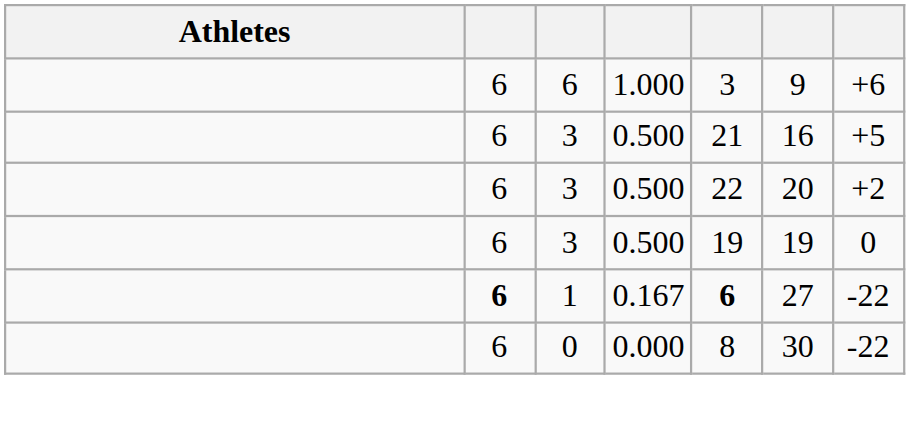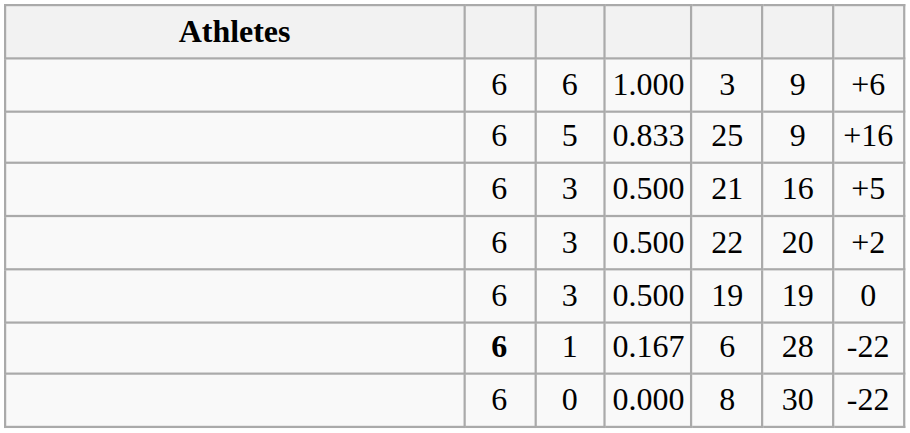+ row: (570, 136)
(727, 294) bold -> (727, 347) normal
(798, 294) 27 -> (798, 347) 28
